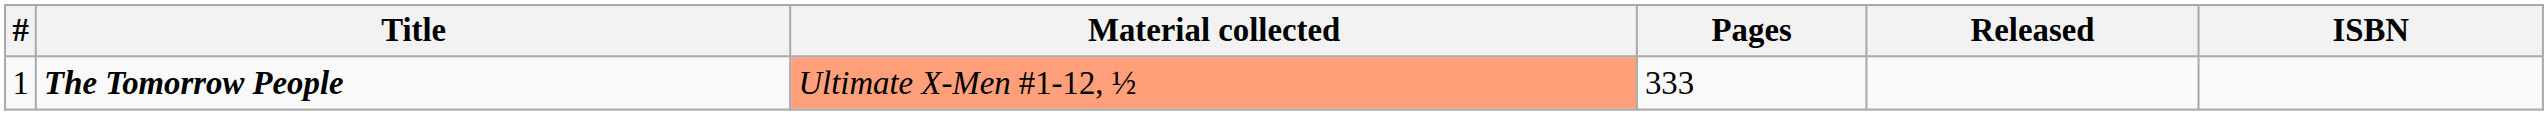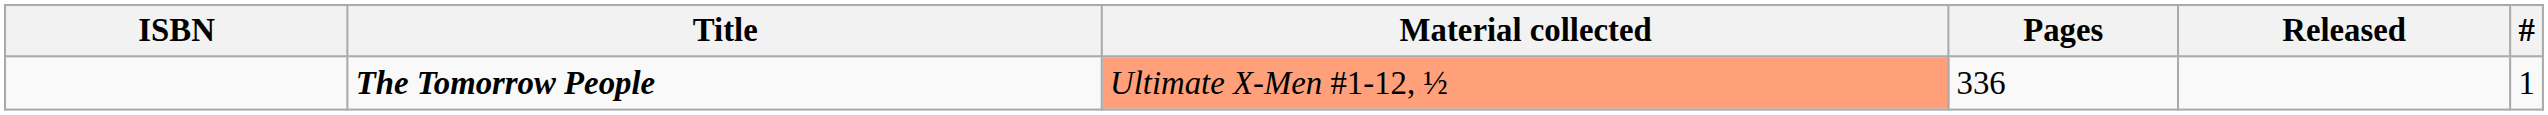columns swapped: (21, 30) <-> (2371, 30)
(1670, 82) 333 -> (1981, 82) 336
